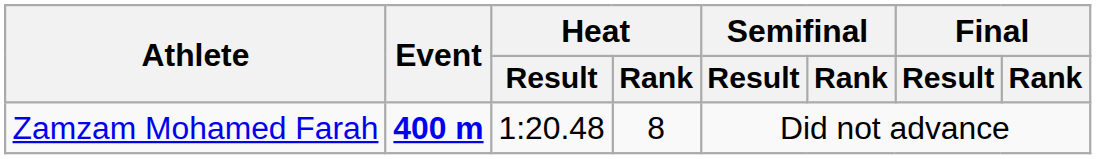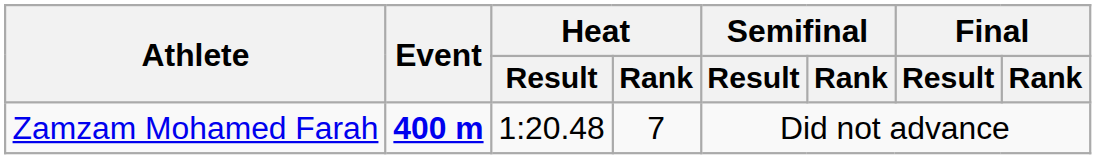(656, 128) 8 -> (656, 128) 7
